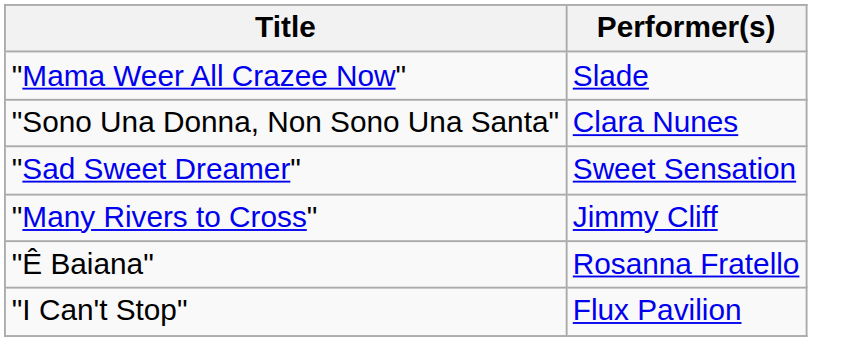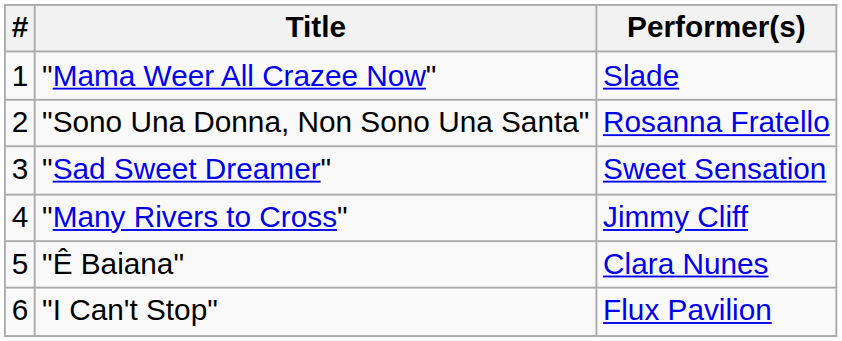+ column: (20, 28)
(655, 122) Clara Nunes -> (716, 122) Rosanna Fratello
(686, 264) Rosanna Fratello -> (686, 264) Clara Nunes
